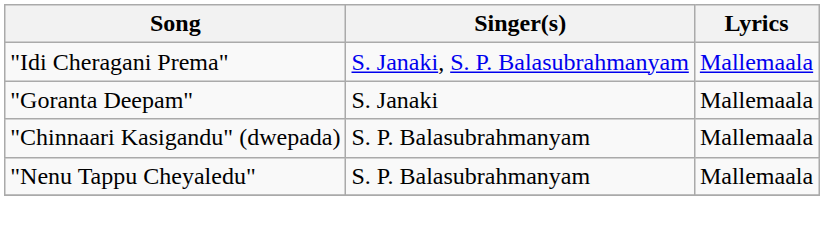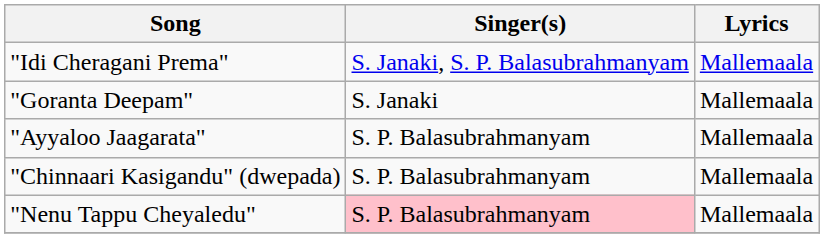+ row: (108, 137)
(471, 175) no background -> (471, 213) pink background
